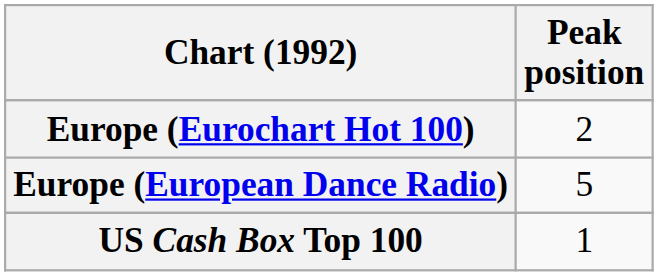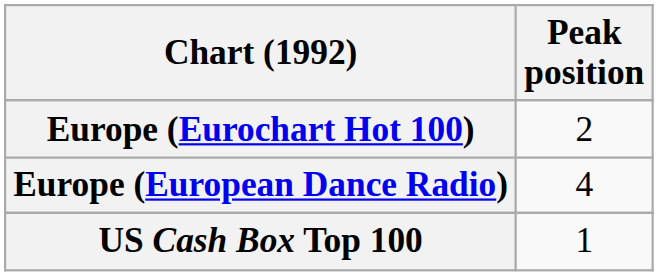(584, 184) 5 -> (584, 184) 4
